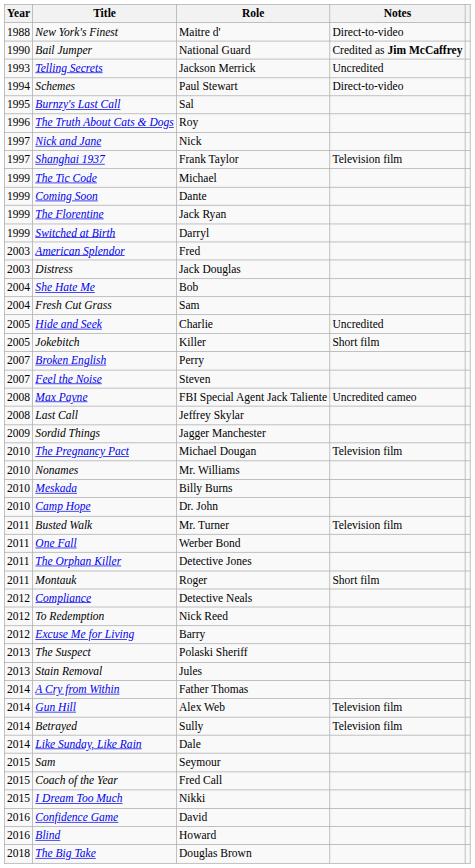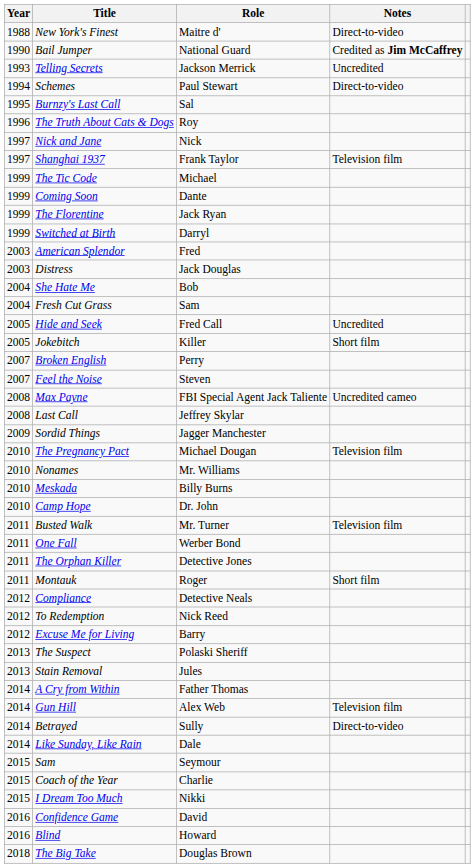(196, 324) Charlie -> (201, 324) Fred Call
(367, 726) Television film -> (368, 726) Direct-to-video
(201, 780) Fred Call -> (196, 780) Charlie
